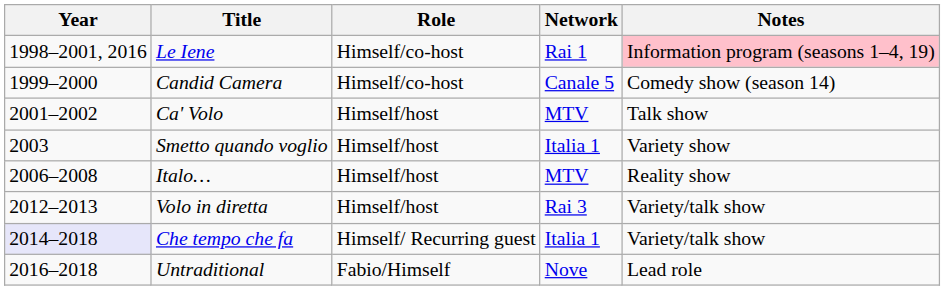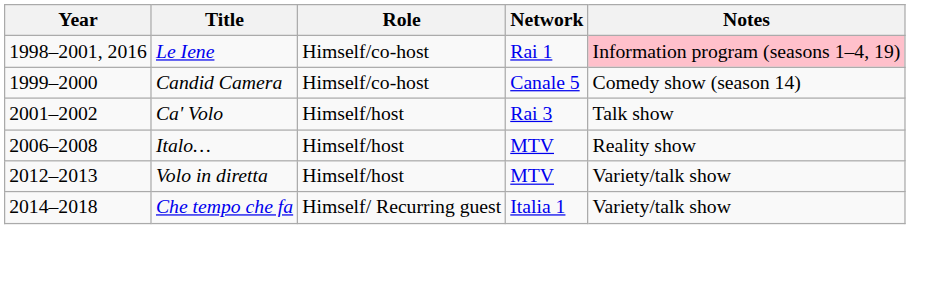(567, 113) MTV -> (531, 113) Rai 3
- row: (242, 144)
(566, 207) Rai 3 -> (532, 176) MTV
(53, 238) lavender background -> (53, 207) no background
- row: (210, 269)
